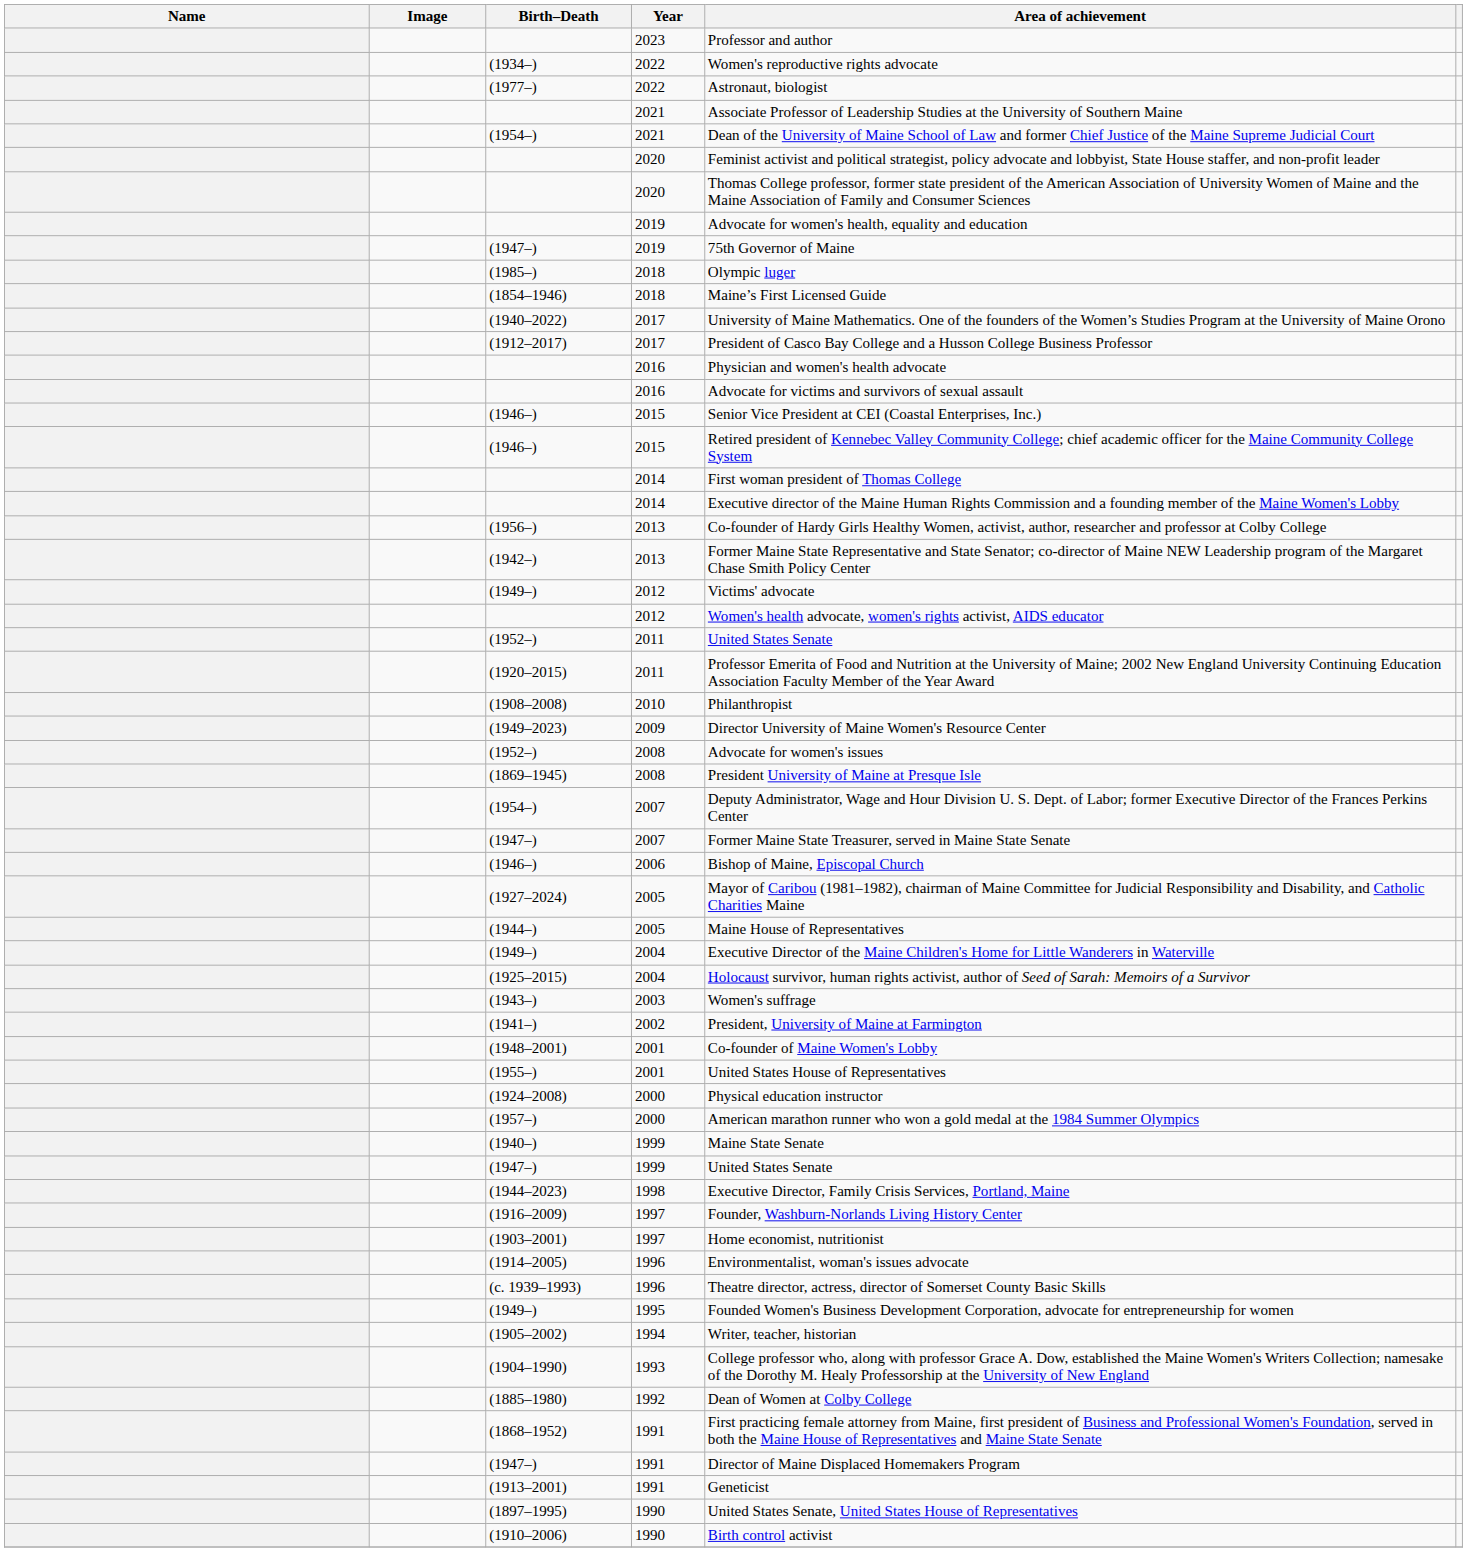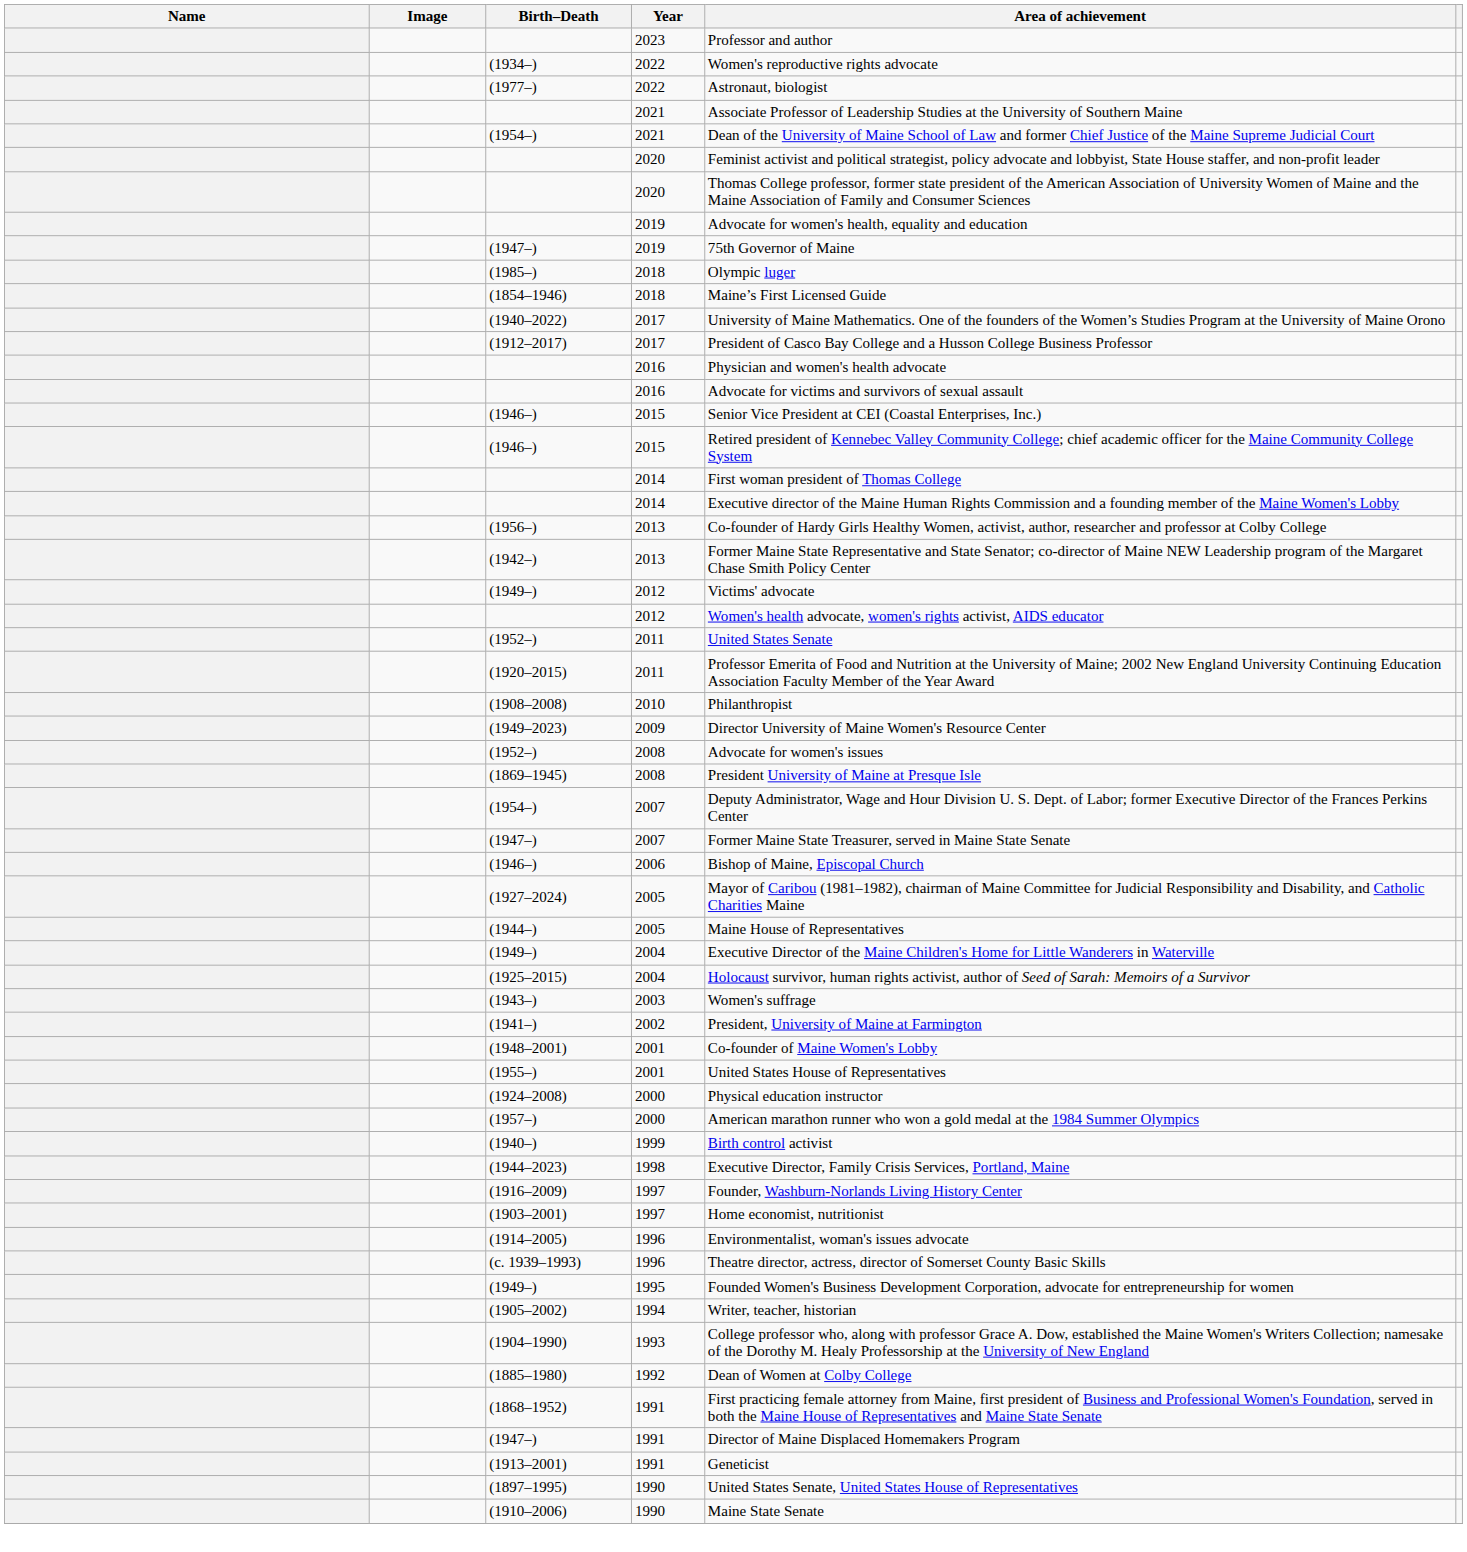(766, 1143) Maine State Senate -> (770, 1143) Birth control activist
- row: (513, 1167)
(770, 1535) Birth control activist -> (766, 1511) Maine State Senate
